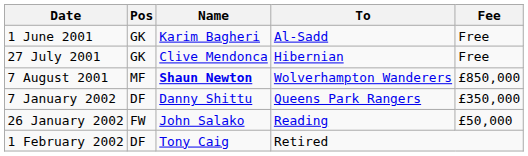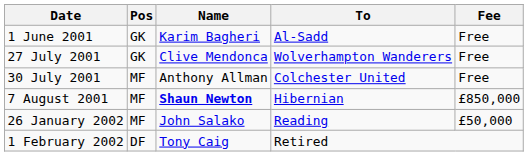(309, 57) Hibernian -> (363, 57) Wolverhampton Wanderers
+ row: (54, 78)
(363, 78) Wolverhampton Wanderers -> (309, 99) Hibernian
- row: (62, 99)
(138, 120) FW -> (138, 120) MF
